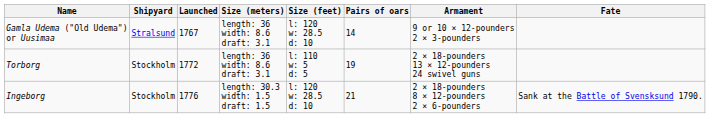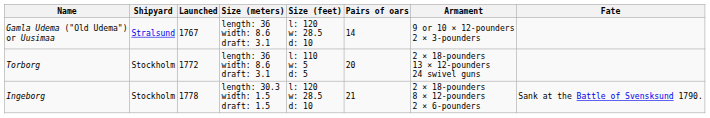(351, 65) 19 -> (351, 65) 20
(189, 97) 1776 -> (189, 97) 1778
